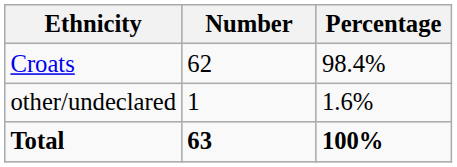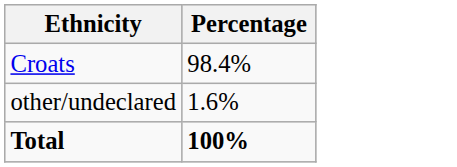- column: (249, 24)
